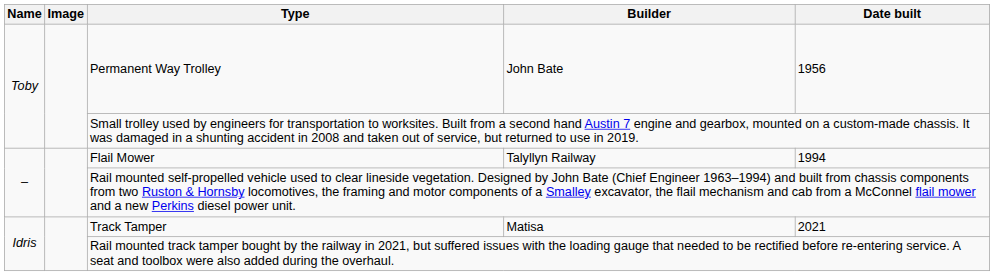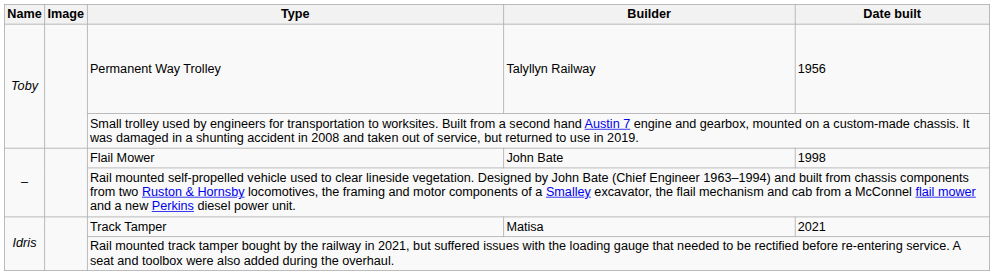(535, 69) John Bate -> (551, 69) Talyllyn Railway
(551, 158) Talyllyn Railway -> (535, 158) John Bate
(812, 158) 1994 -> (812, 158) 1998
